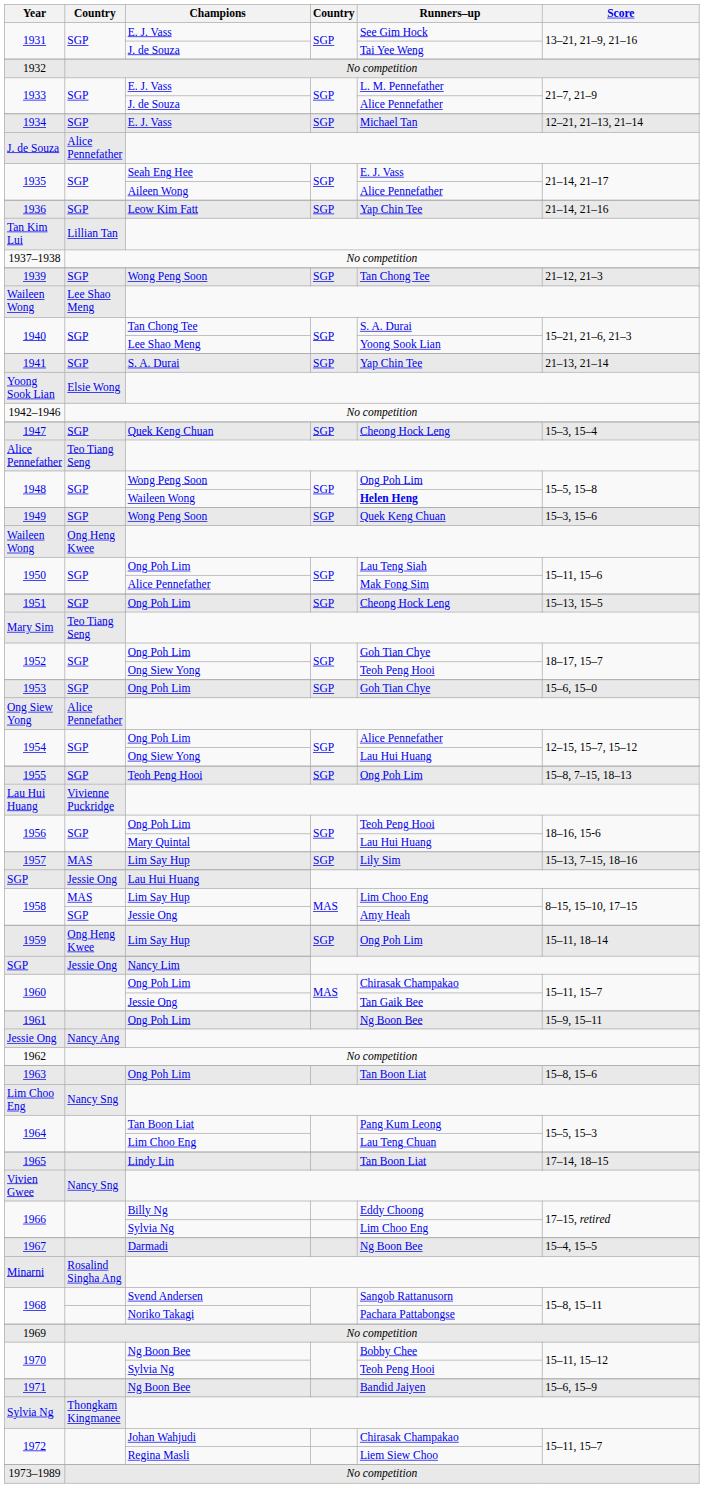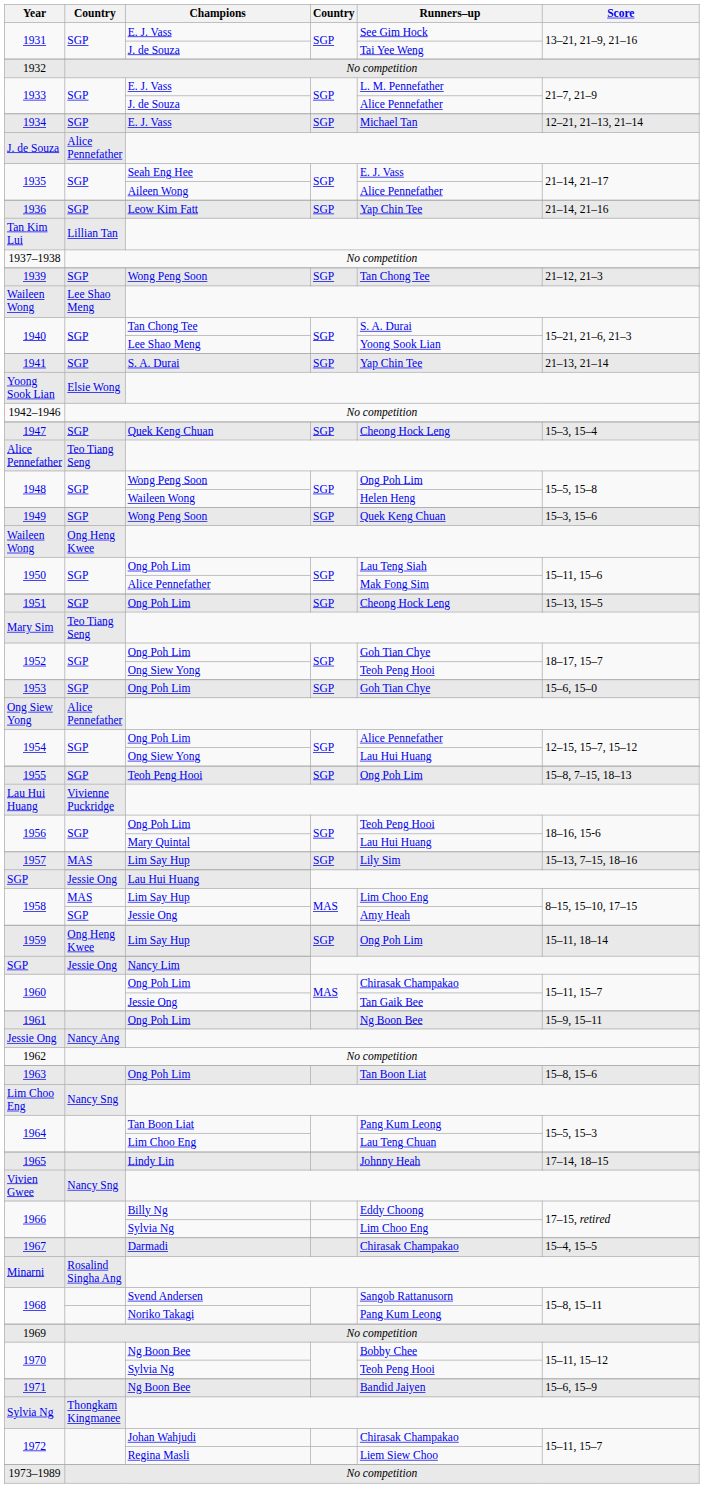(389, 498) bold -> (388, 498) normal
(393, 1161) Tan Boon Liat -> (390, 1161) Johnny Heah
(391, 1247) Ng Boon Bee -> (409, 1247) Chirasak Champakao
(407, 1314) Pachara Pattabongse -> (401, 1314) Pang Kum Leong
